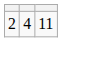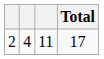+ column: (78, 16)
